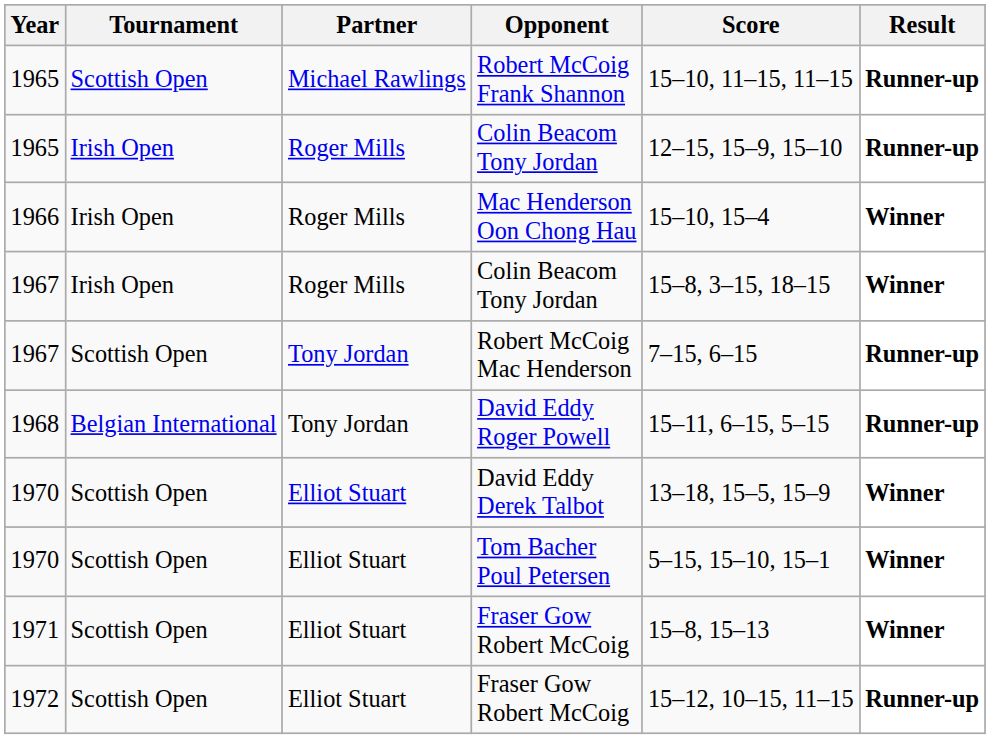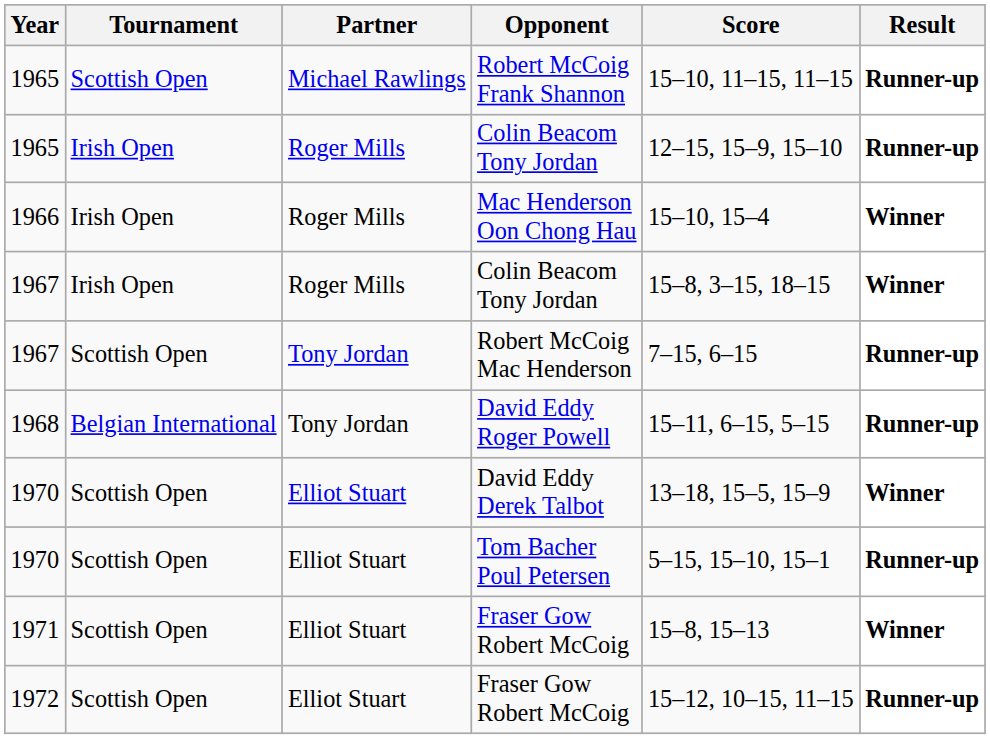(905, 561) Winner -> (922, 561) Runner-up
